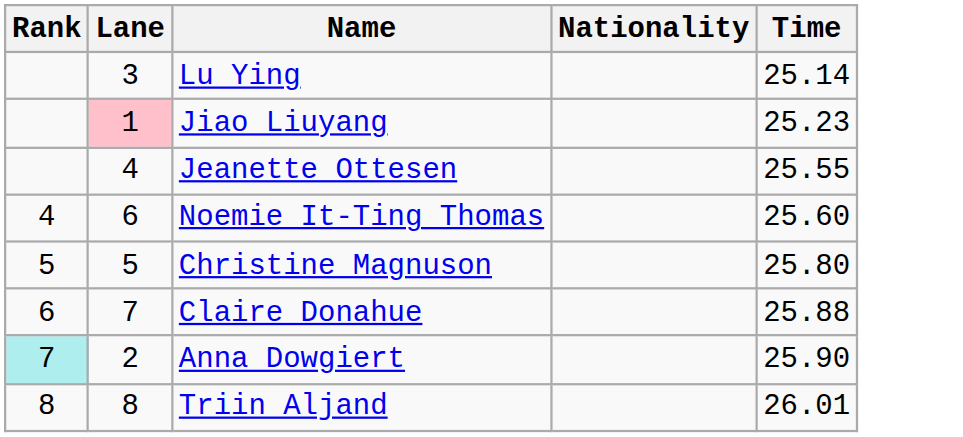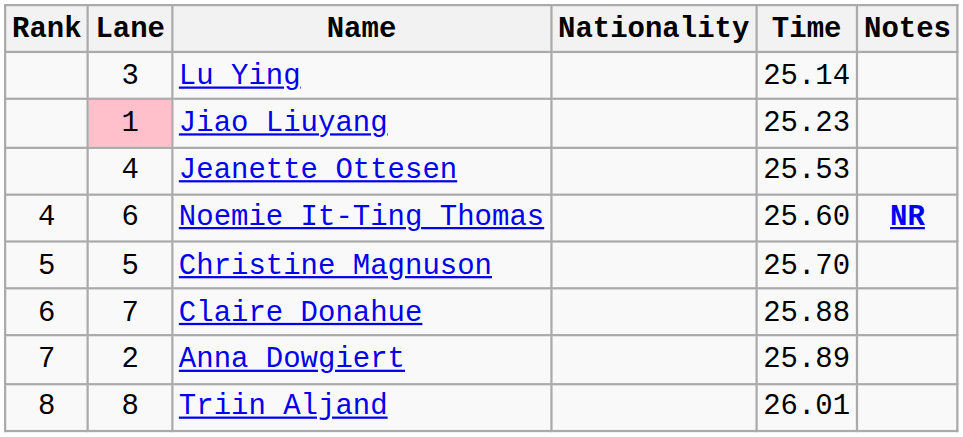+ column: (907, 29)
(807, 170) 25.55 -> (807, 170) 25.53
(807, 265) 25.80 -> (807, 265) 25.70
(47, 359) paleturquoise background -> (47, 359) no background
(807, 359) 25.90 -> (807, 359) 25.89
